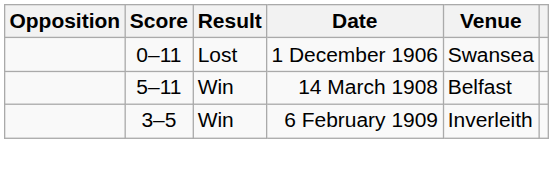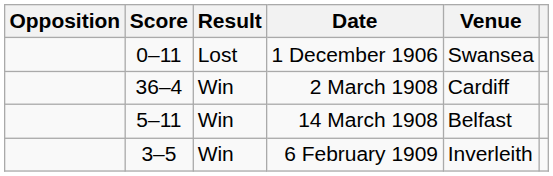+ row: (374, 87)
